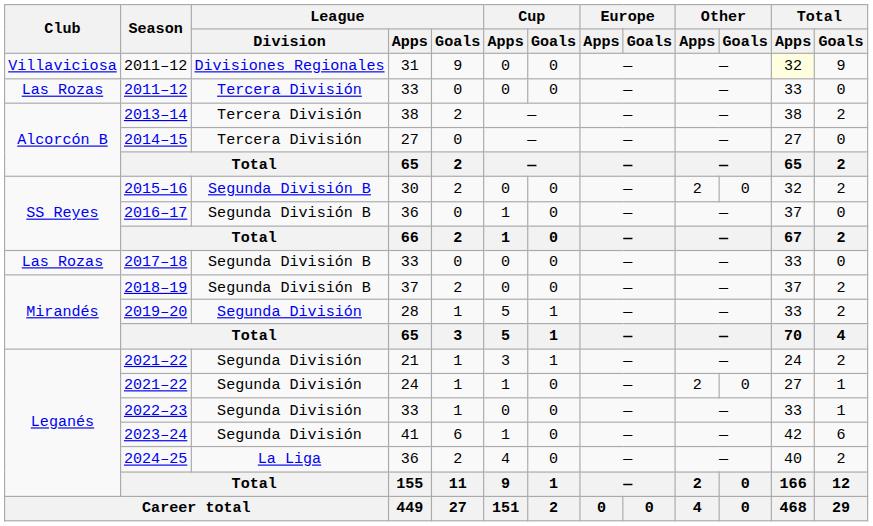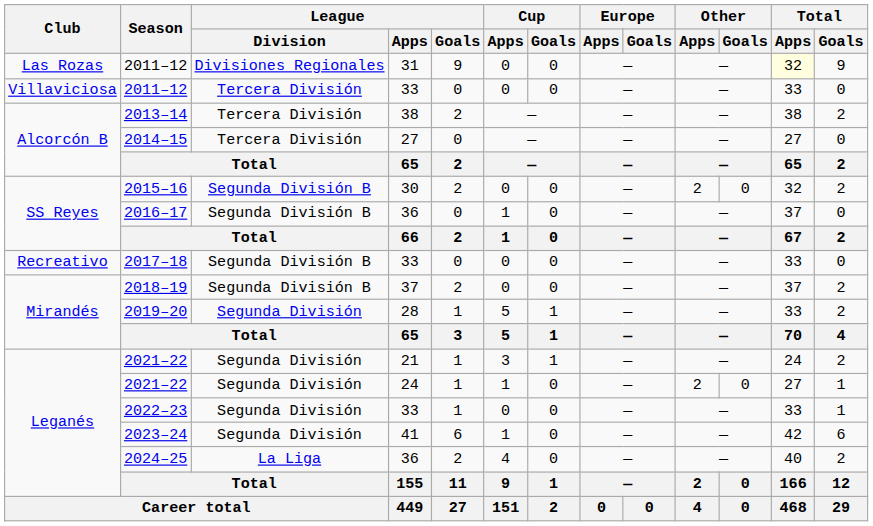(62, 66) Villaviciosa -> (62, 66) Las Rozas
(62, 91) Las Rozas -> (62, 91) Villaviciosa
(62, 263) Las Rozas -> (62, 263) Recreativo
